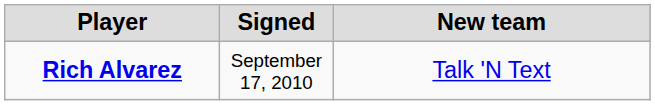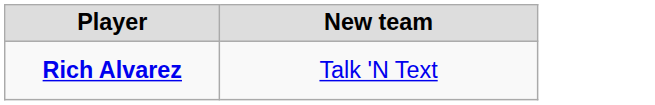- column: (276, 23)
